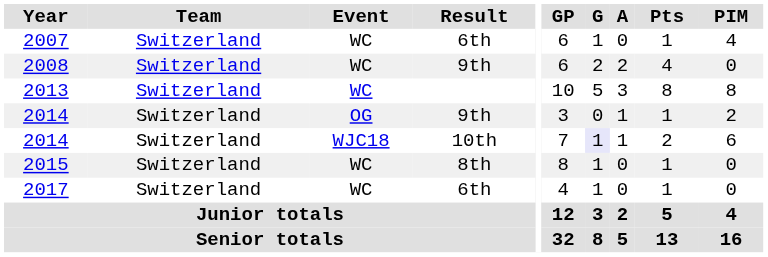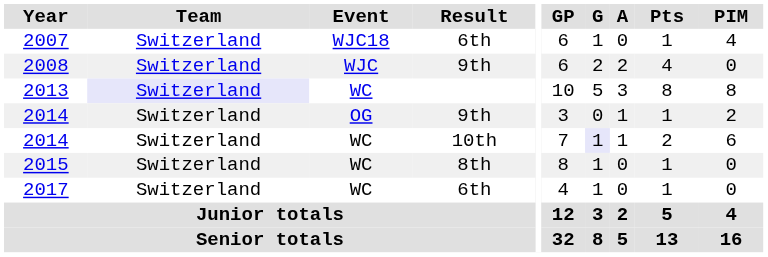(361, 41) WC -> (361, 41) WJC18
(361, 66) WC -> (361, 66) WJC
(199, 91) no background -> (199, 91) lavender background
(361, 141) WJC18 -> (361, 141) WC
